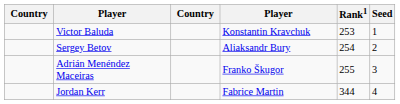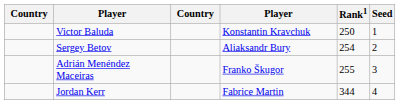(347, 31) 253 -> (347, 31) 250
